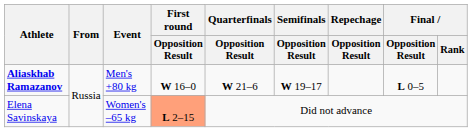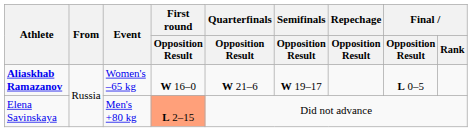(121, 80) Men's +80 kg -> (126, 80) Women's –65 kg
(126, 111) Women's –65 kg -> (121, 111) Men's +80 kg
